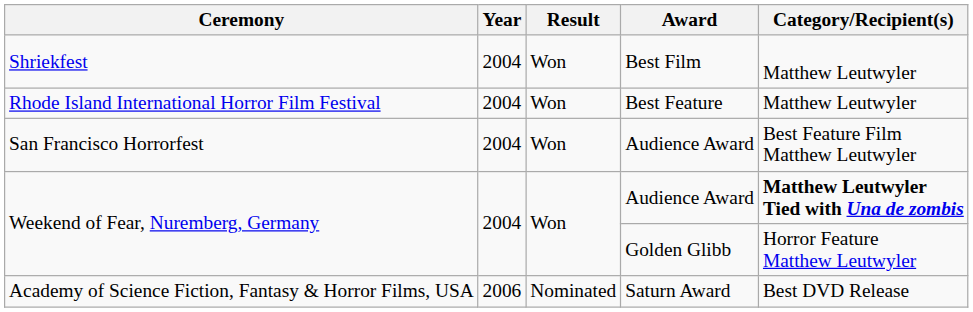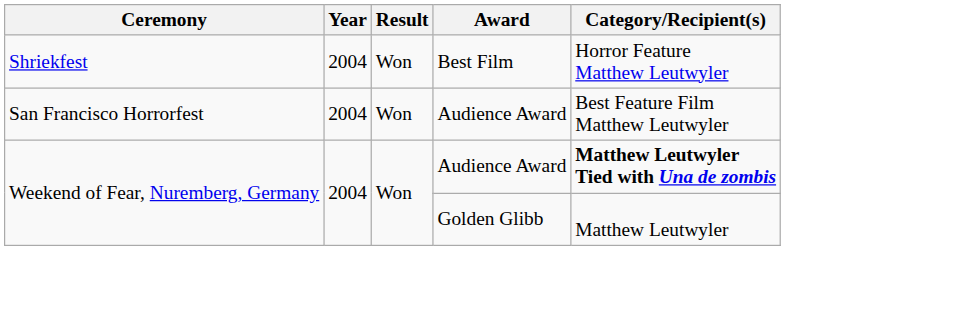(840, 72) Matthew Leutwyler -> (652, 61) Horror Feature Matthew Leutwyler
- row: (195, 103)
(840, 249) Horror Feature Matthew Leutwyler -> (652, 229) Matthew Leutwyler
- row: (241, 291)
